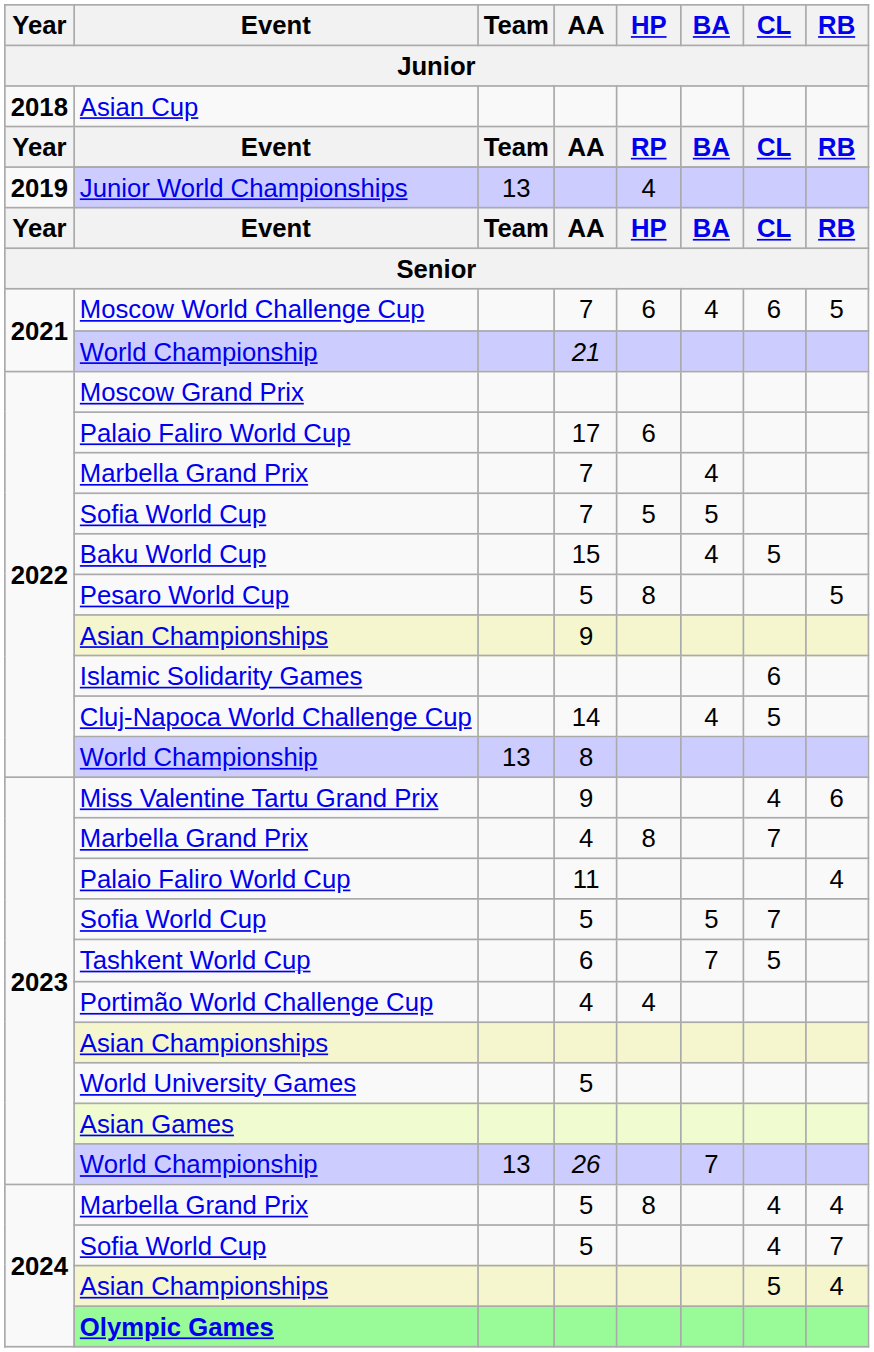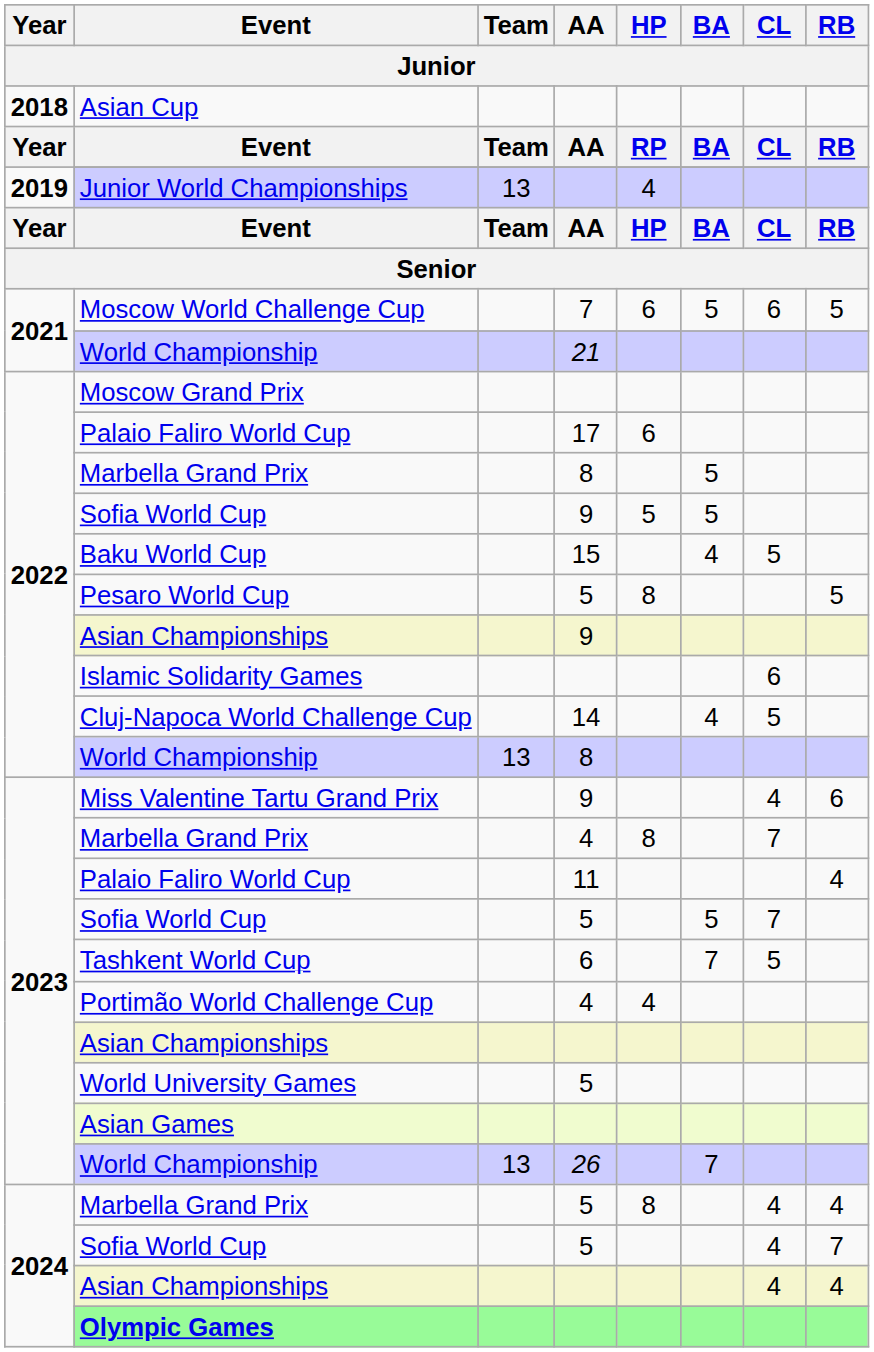(711, 310) 4 -> (711, 310) 5
(586, 473) 7 -> (586, 473) 8
(711, 473) 4 -> (711, 473) 5
(586, 513) 7 -> (586, 513) 9
(774, 1286) 5 -> (774, 1286) 4
